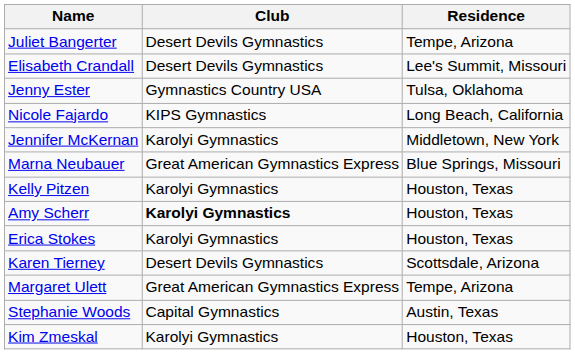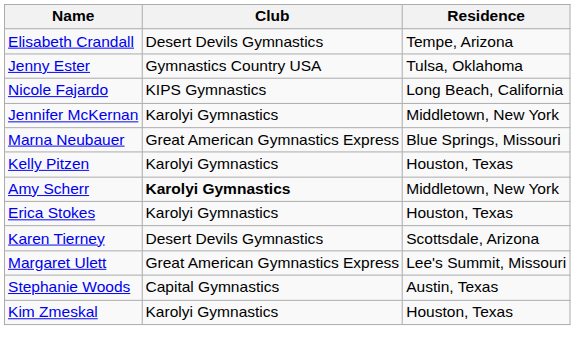- row: (62, 41)
(486, 66) Lee's Summit, Missouri -> (460, 41) Tempe, Arizona
(460, 213) Houston, Texas -> (483, 189) Middletown, New York
(460, 287) Tempe, Arizona -> (486, 262) Lee's Summit, Missouri
